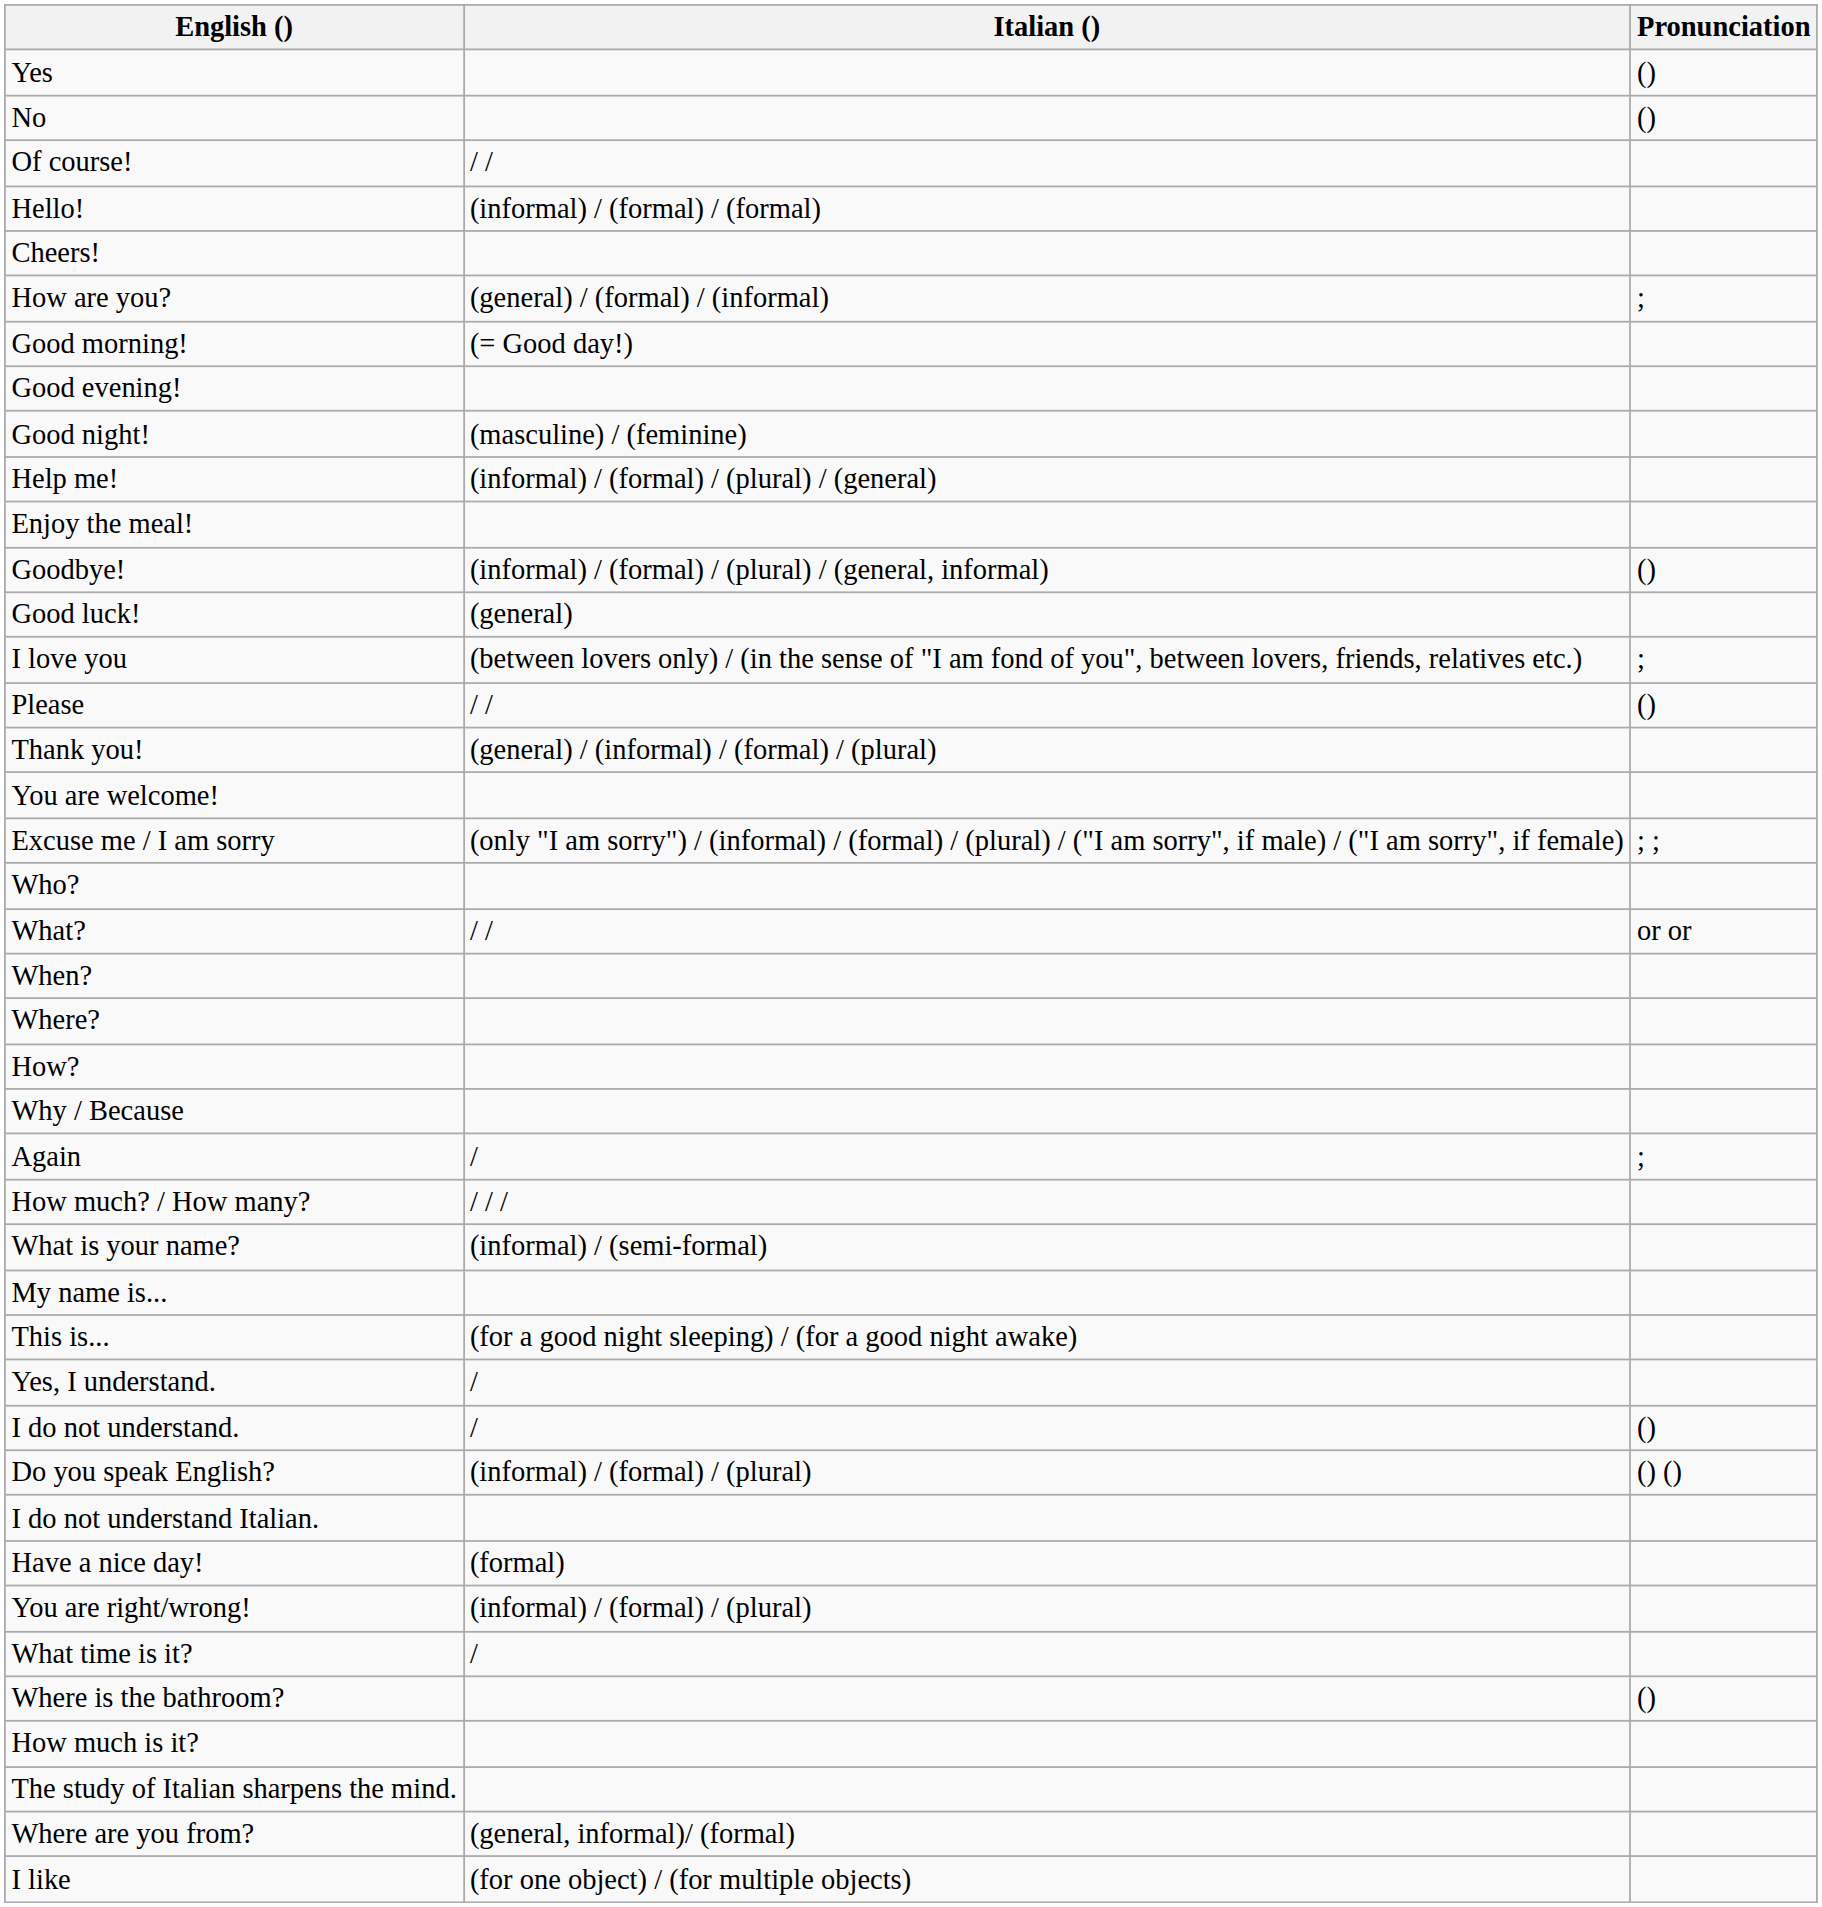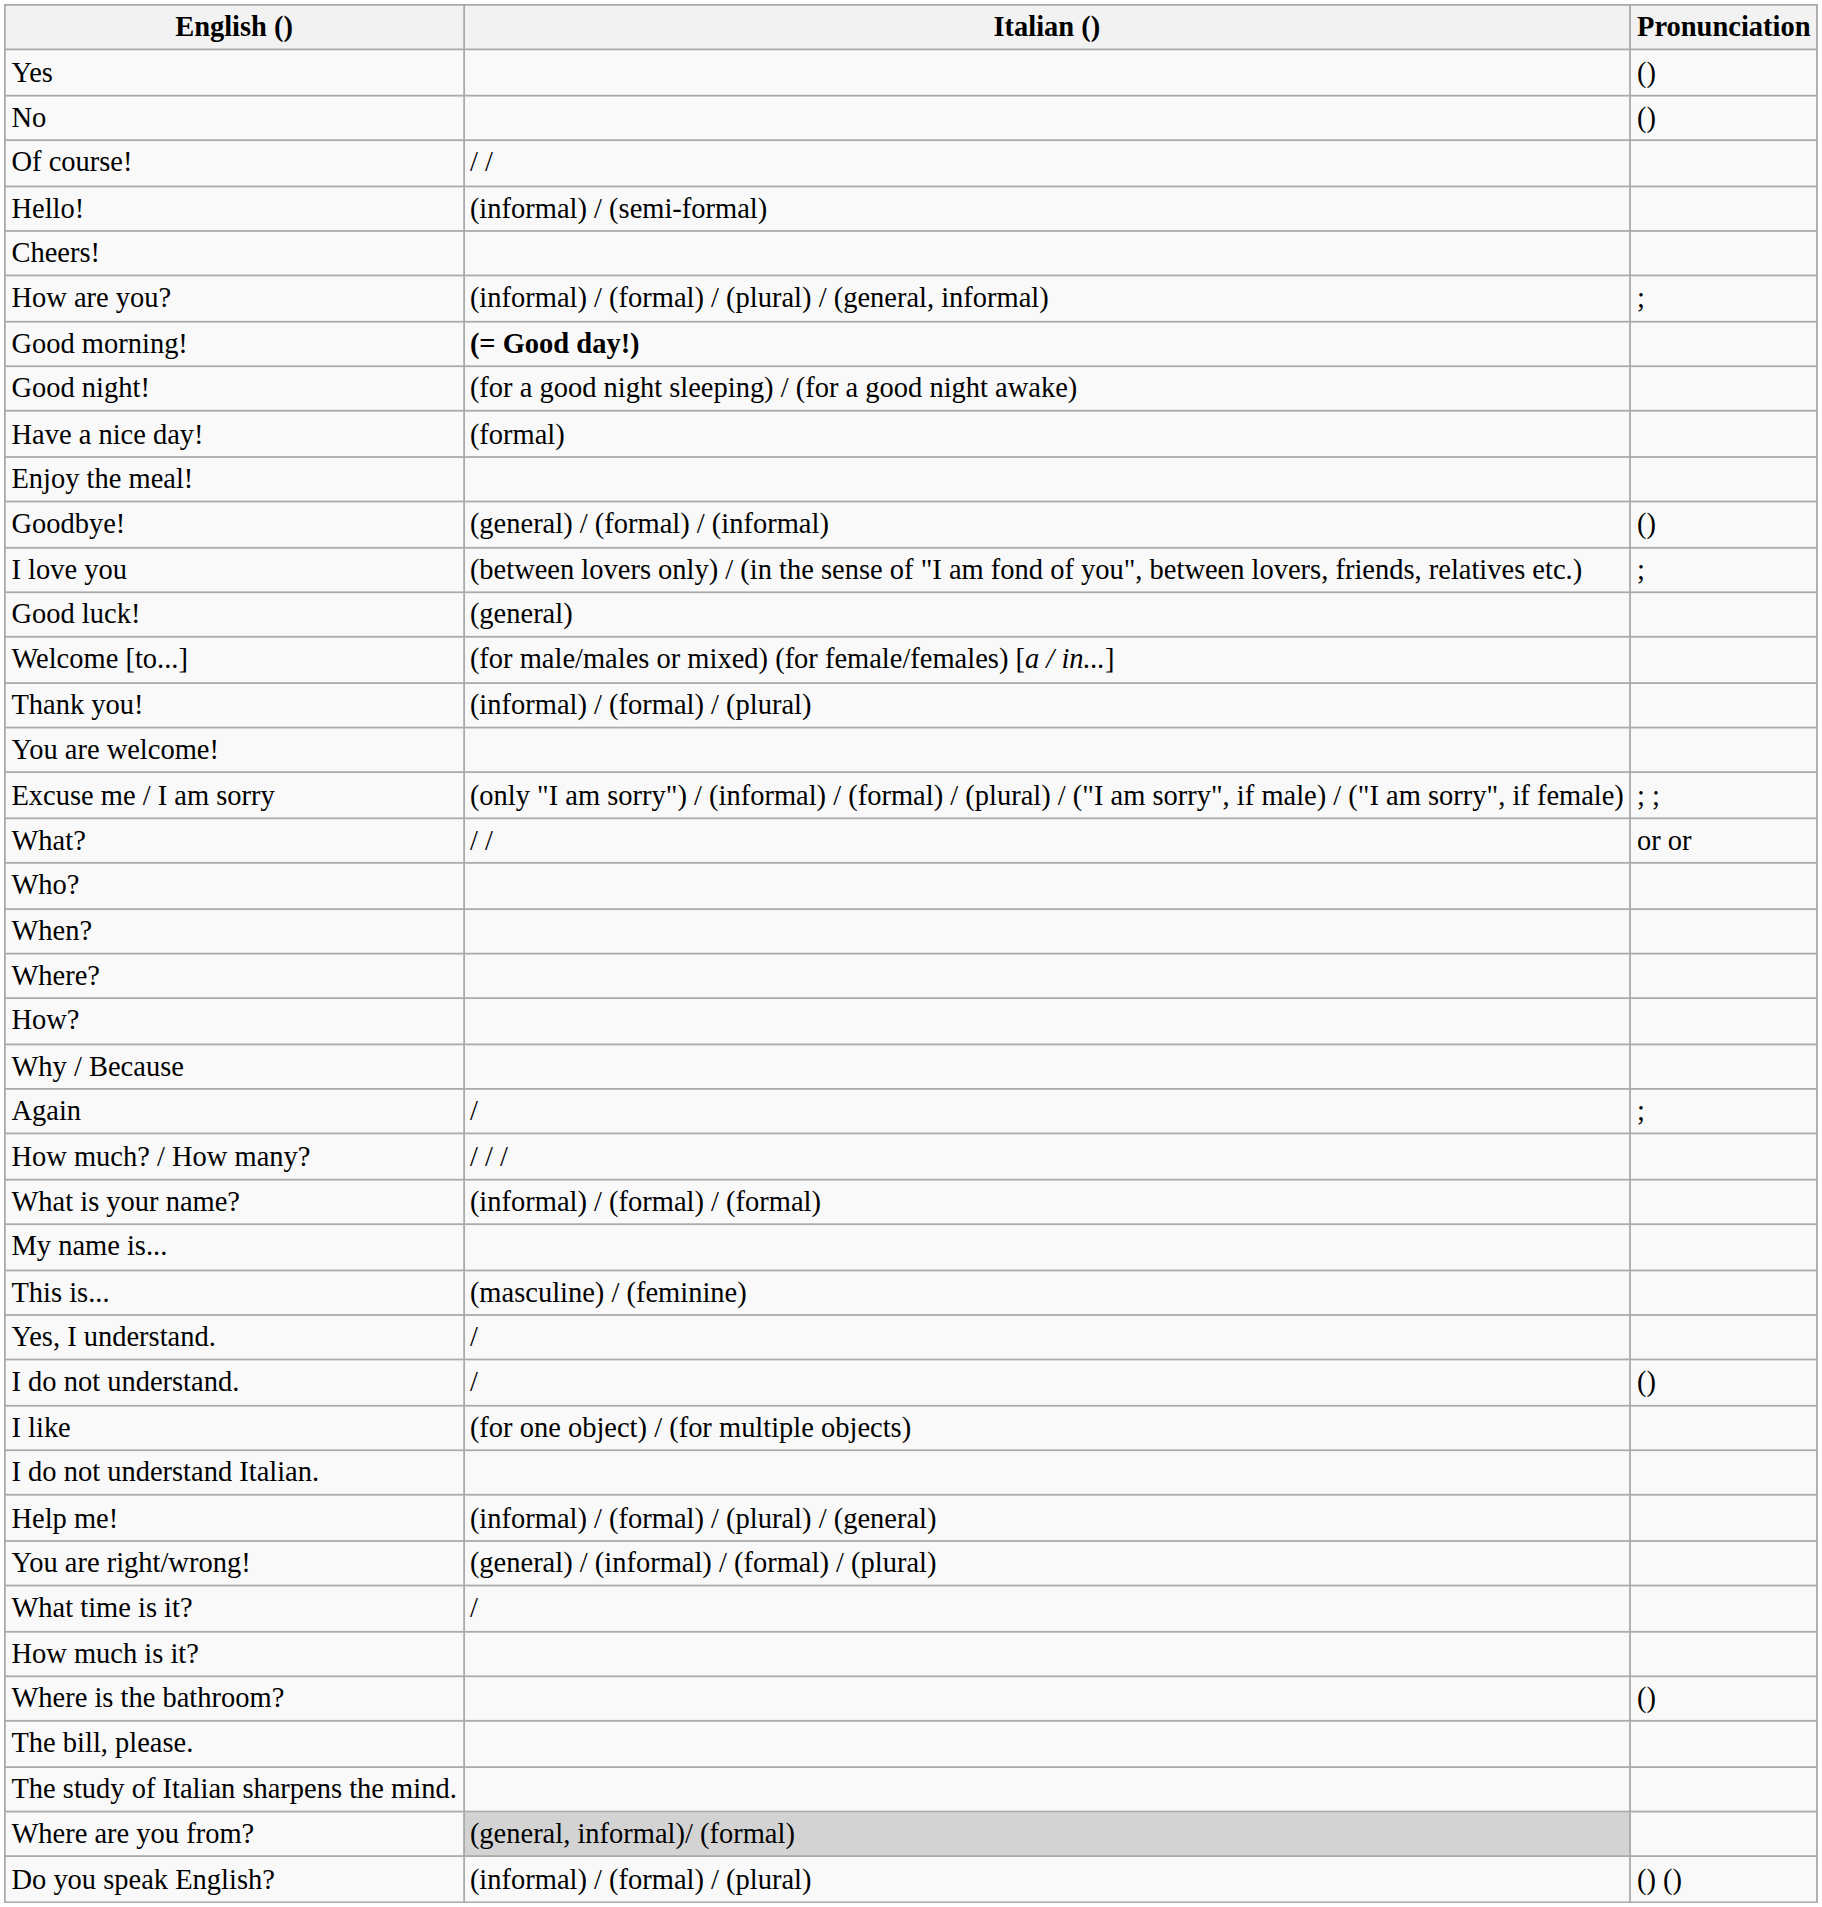(645, 207) (informal) / (formal) / (formal) -> (619, 207) (informal) / (semi-formal)
(649, 298) (general) / (formal) / (informal) -> (759, 298) (informal) / (formal) / (plural) / (general, informal)
(551, 343) normal -> (555, 343) bold
- row: (96, 388)
(608, 433) (masculine) / (feminine) -> (774, 388) (for a good night sleeping) / (for a good night awake)
rows swapped: (108, 1562) <-> (65, 478)
(759, 569) (informal) / (formal) / (plural) / (general, informal) -> (649, 523) (general) / (formal) / (informal)
rows swapped: (76, 614) <-> (69, 659)
+ row: (100, 659)
- row: (48, 704)
(703, 749) (general) / (informal) / (formal) / (plural) -> (641, 704) (informal) / (formal) / (plural)
rows swapped: (45, 885) <-> (49, 930)
(619, 1246) (informal) / (semi-formal) -> (645, 1201) (informal) / (formal) / (formal)
(774, 1336) (for a good night sleeping) / (for a good night awake) -> (608, 1291) (masculine) / (feminine)
rows swapped: (143, 1472) <-> (41, 1878)
(641, 1607) (informal) / (formal) / (plural) -> (703, 1562) (general) / (informal) / (formal) / (plural)
rows swapped: (148, 1698) <-> (105, 1743)
+ row: (102, 1743)
(632, 1833) no background -> (632, 1833) lightgrey background
